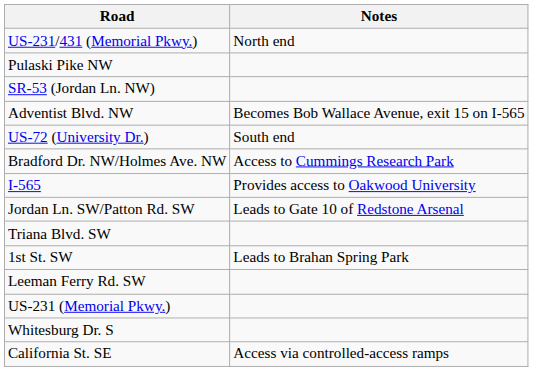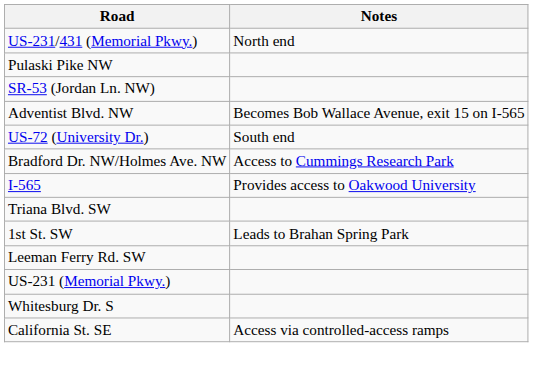- row: (101, 209)
